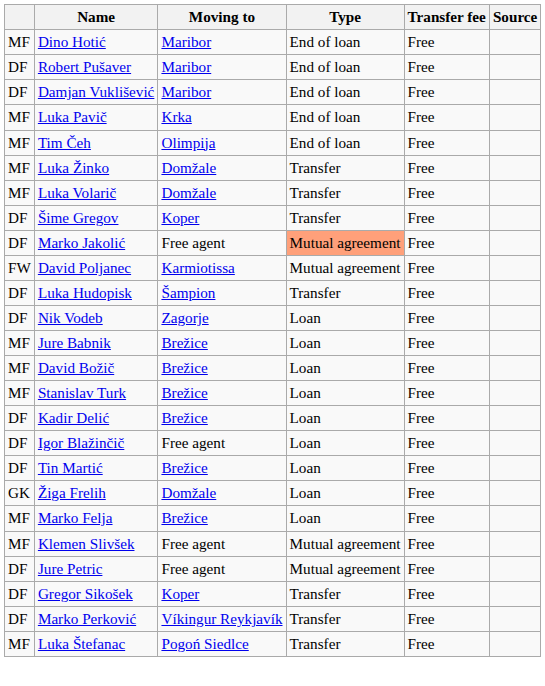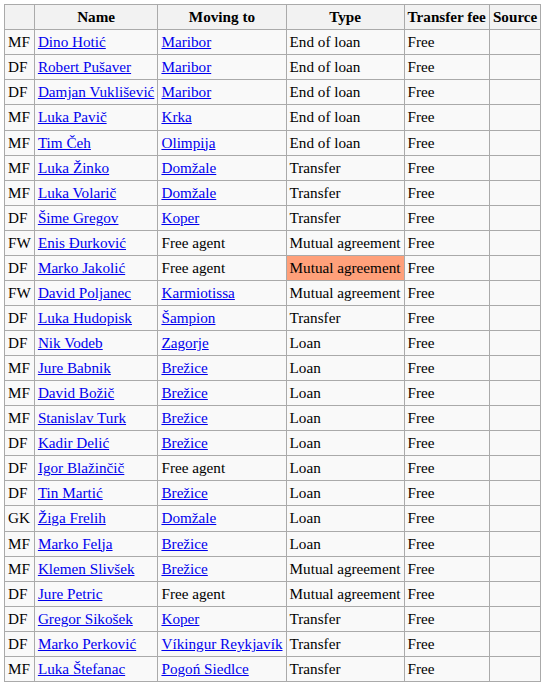+ row: (82, 242)
(193, 543) Free agent -> (185, 568) Brežice
